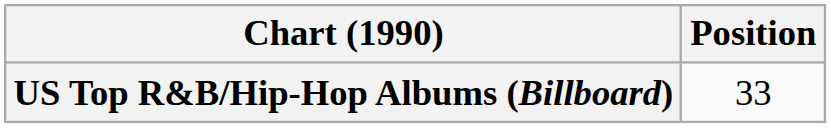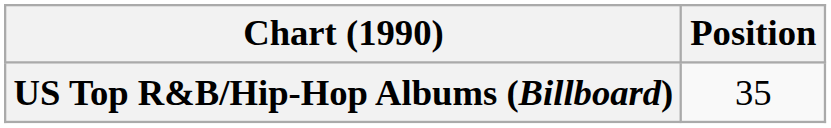(753, 91) 33 -> (753, 91) 35
